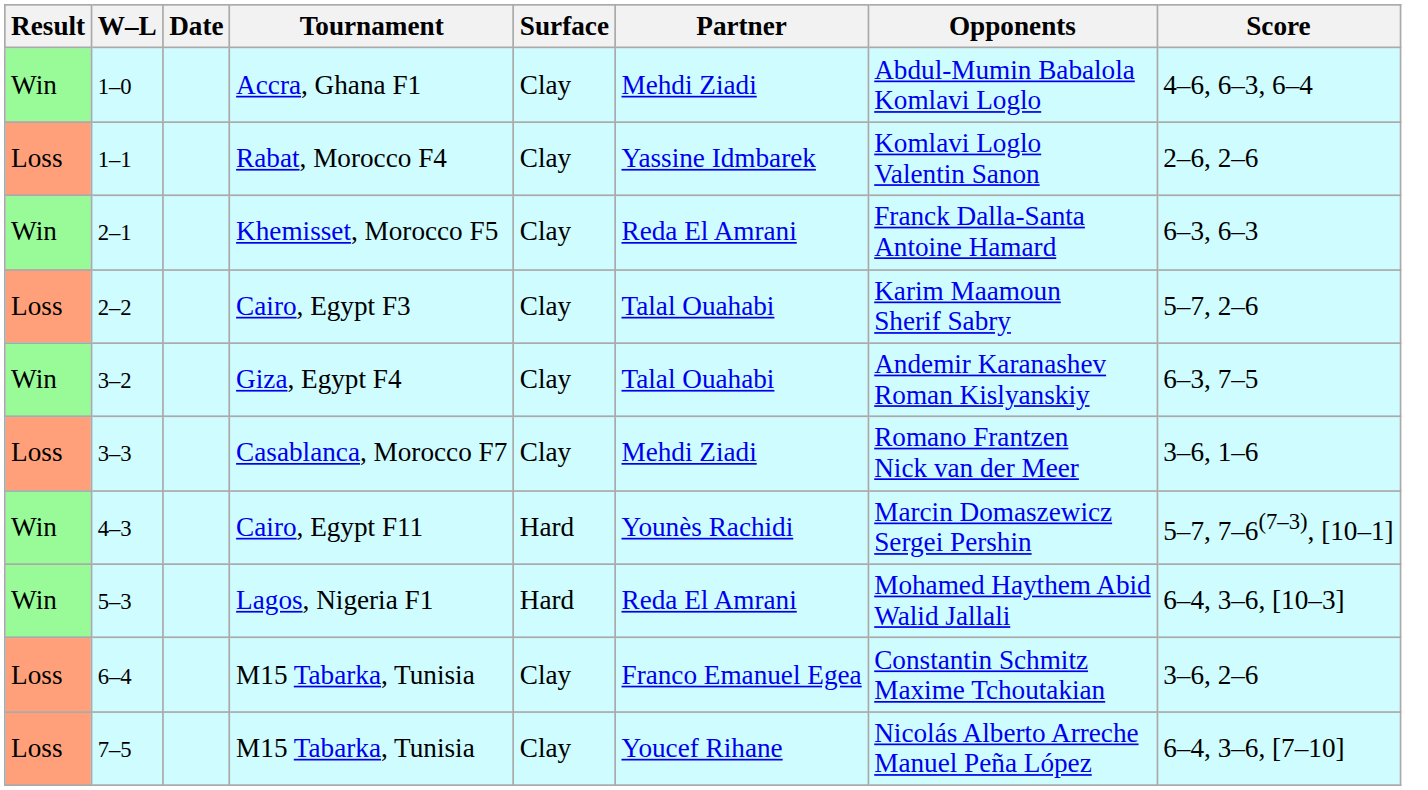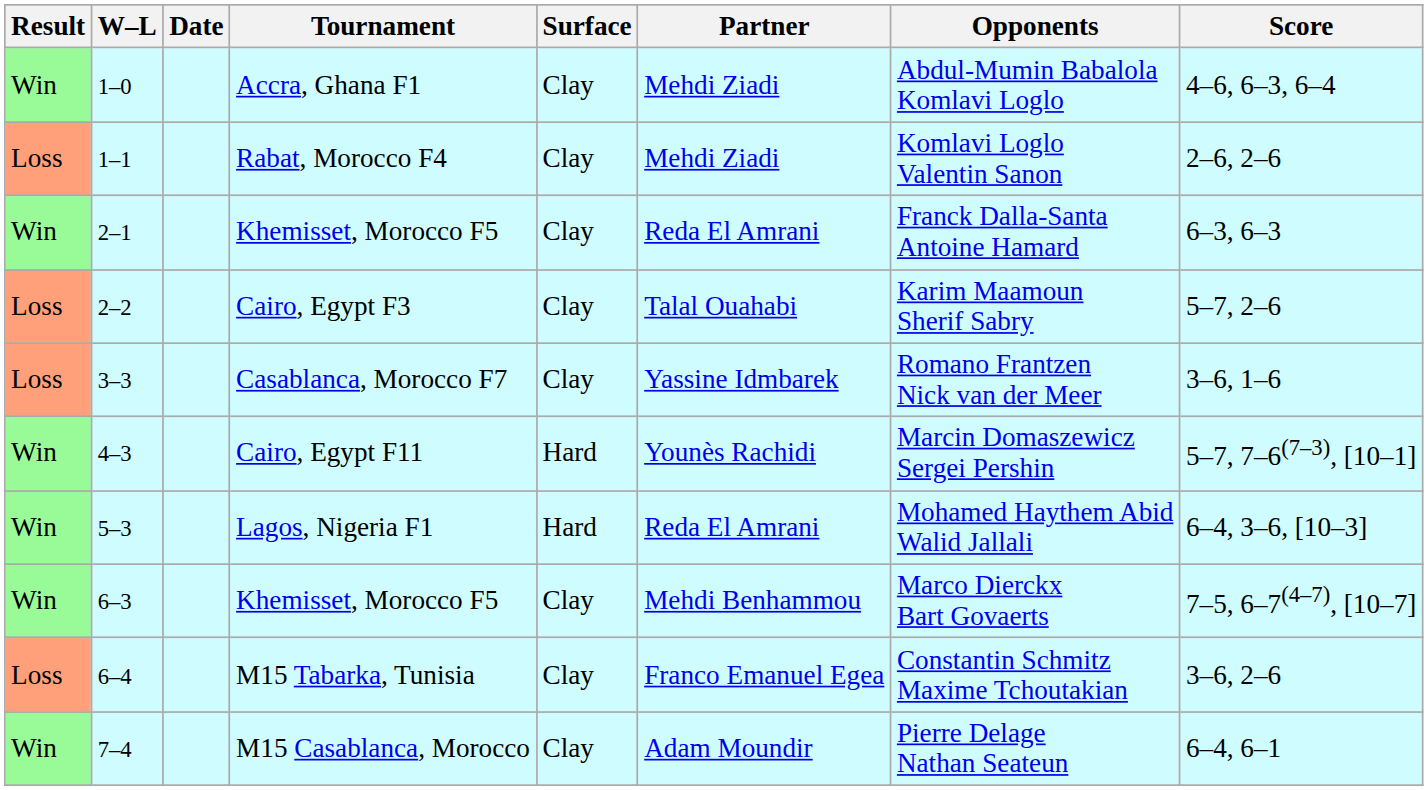(719, 158) Yassine Idmbarek -> (712, 158) Mehdi Ziadi
- row: (115, 381)
(689, 453) Mehdi Ziadi -> (741, 379) Yassine Idmbarek
+ row: (115, 602)
+ row: (115, 749)
- row: (115, 749)
